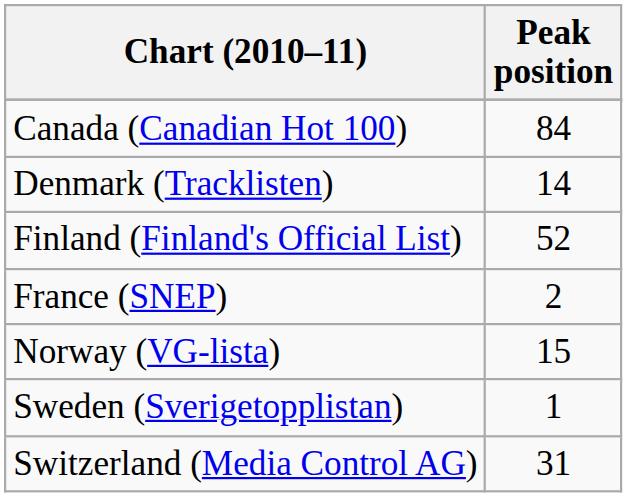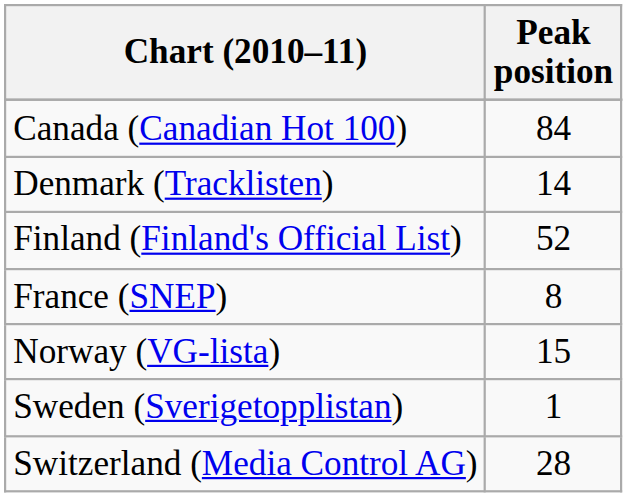(553, 295) 2 -> (553, 295) 8
(553, 462) 31 -> (553, 462) 28
